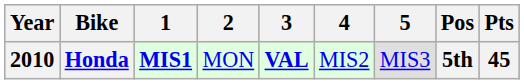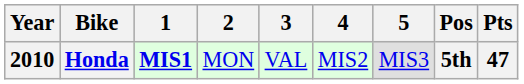(287, 59) bold -> (286, 59) normal
(499, 59) 45 -> (498, 59) 47
